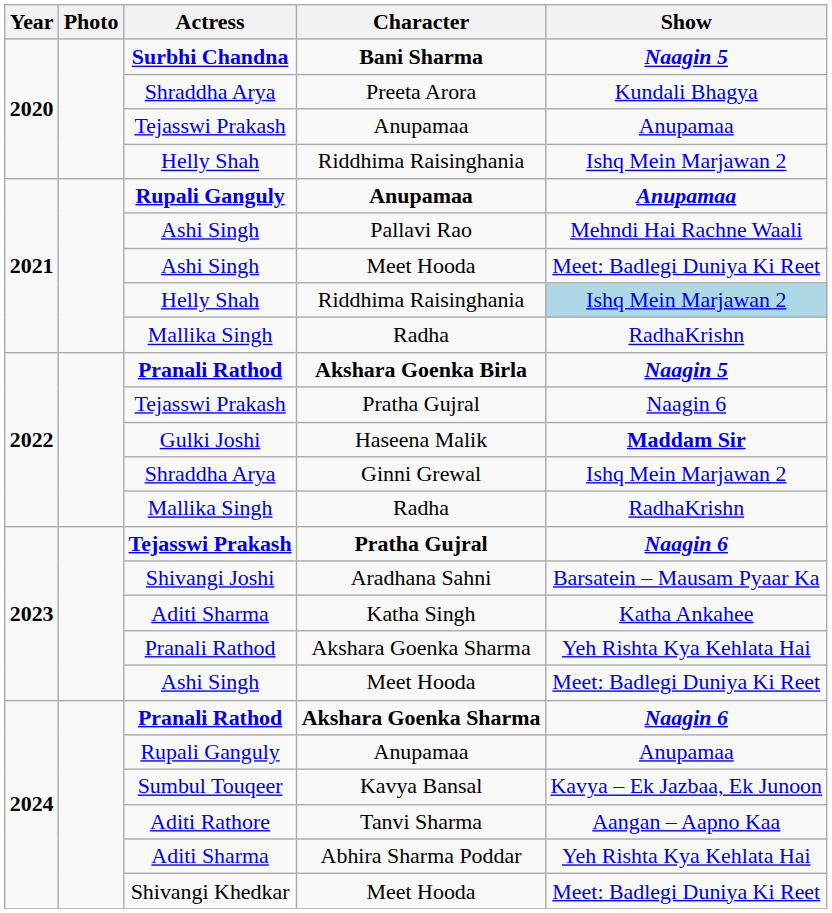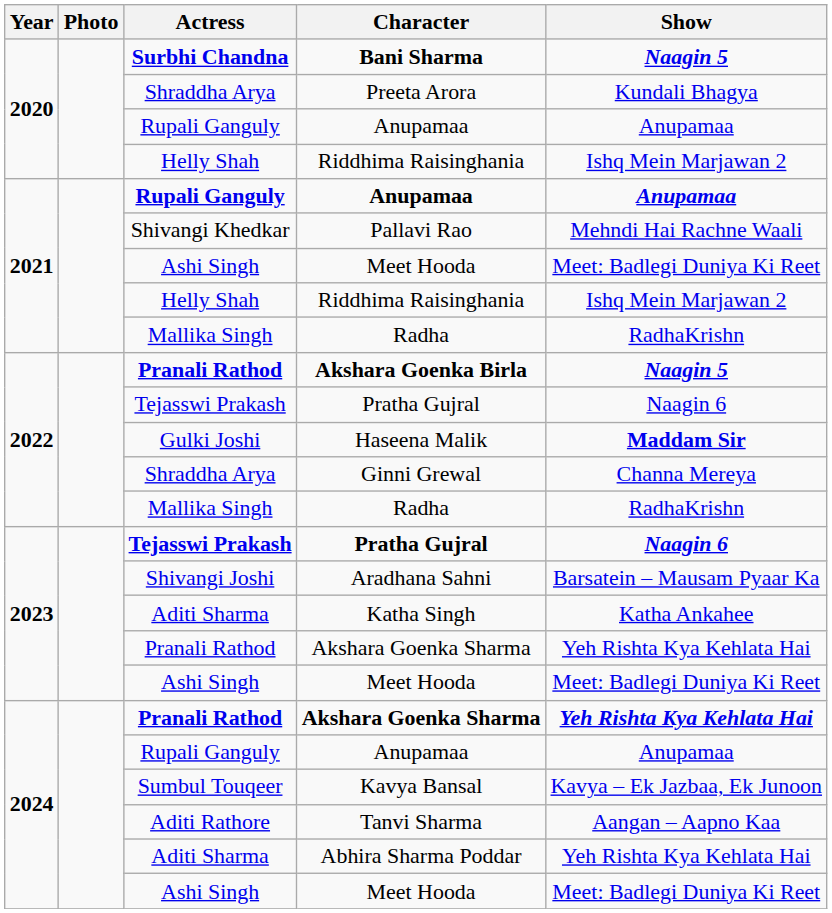(210, 126) Tejasswi Prakash -> (210, 126) Rupali Ganguly
(210, 230) Ashi Singh -> (210, 230) Shivangi Khedkar
(686, 299) lightblue background -> (686, 299) no background
(686, 473) Ishq Mein Marjawan 2 -> (686, 473) Channa Mereya
(686, 717) Naagin 6 -> (686, 717) Yeh Rishta Kya Kehlata Hai
(210, 890) Shivangi Khedkar -> (210, 890) Ashi Singh
